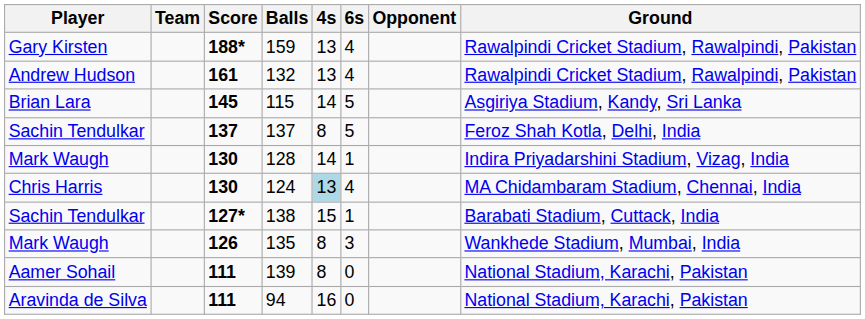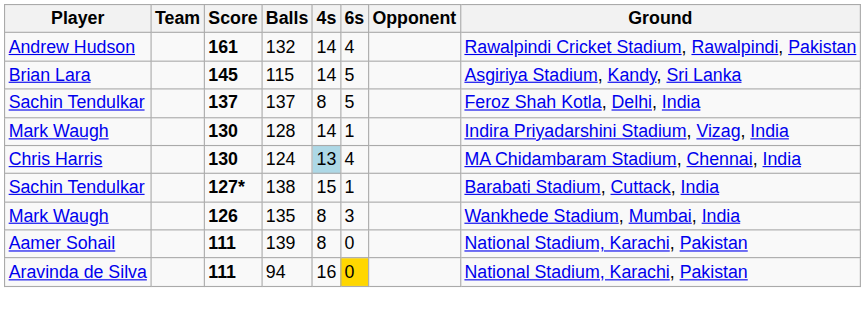- row: (281, 46)
(326, 74) 13 -> (326, 46) 14
(349, 300) no background -> (349, 272) gold background
